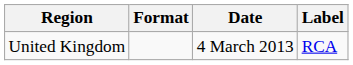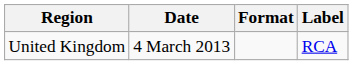columns swapped: (245, 18) <-> (161, 18)
